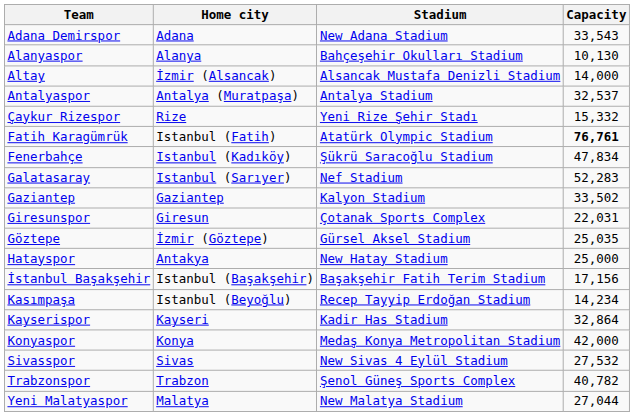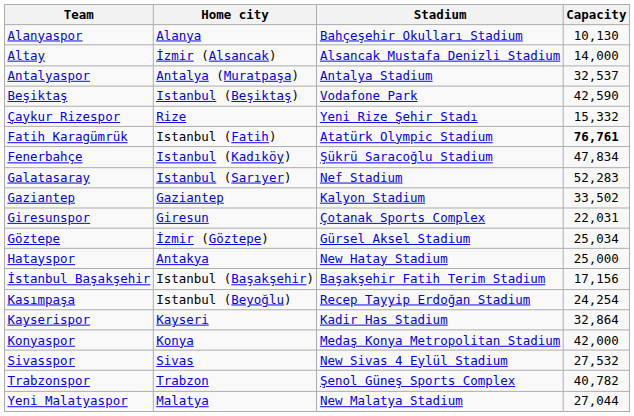- row: (64, 35)
+ row: (38, 96)
(596, 238) 25,035 -> (596, 238) 25,034
(596, 299) 14,234 -> (596, 299) 24,254
